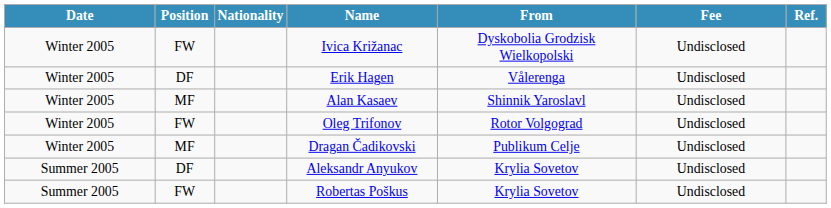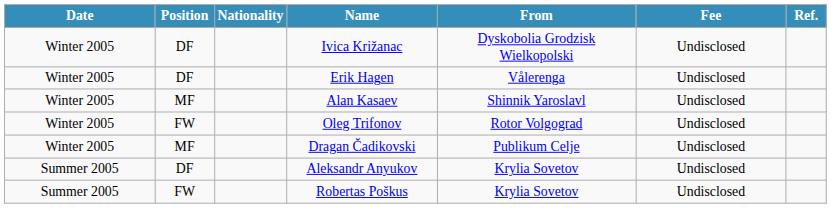(185, 47) FW -> (185, 47) DF
